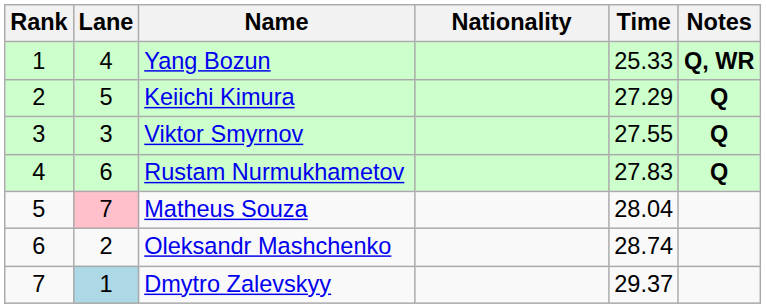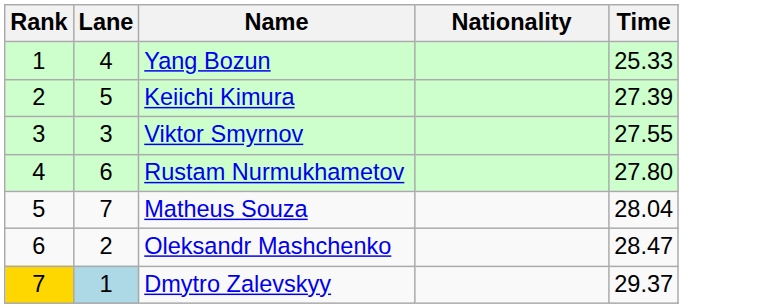- column: (719, 23)
(644, 97) 27.29 -> (644, 97) 27.39
(644, 172) 27.83 -> (644, 172) 27.80
(106, 209) pink background -> (106, 209) no background
(644, 246) 28.74 -> (644, 246) 28.47
(39, 284) no background -> (39, 284) gold background
